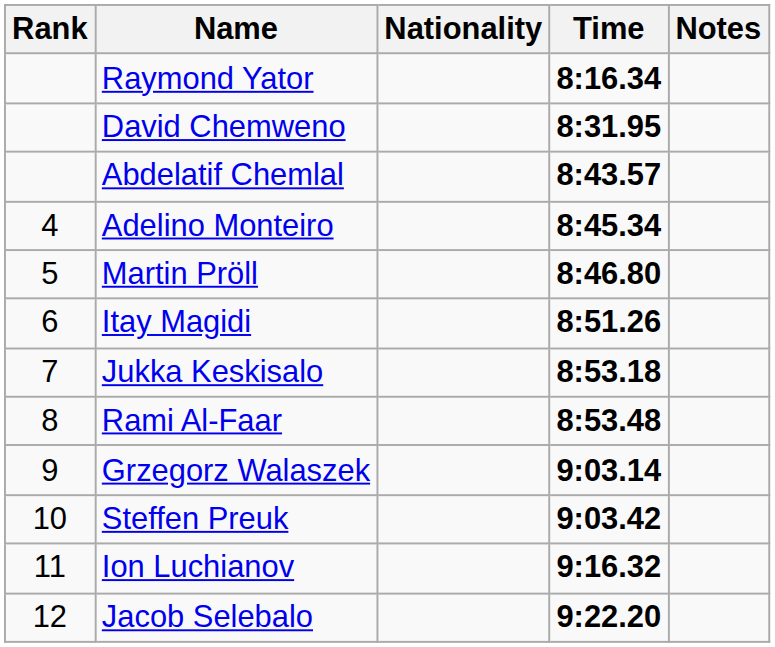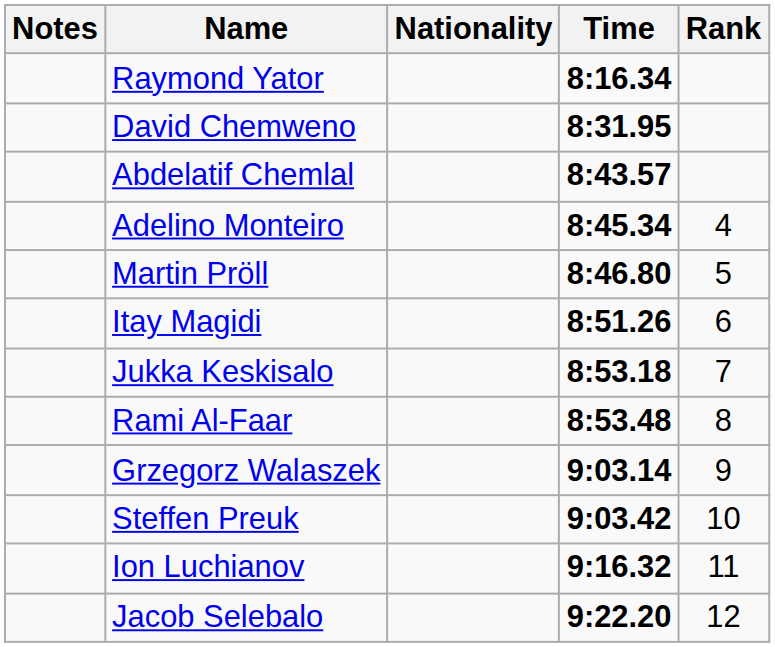columns swapped: (50, 28) <-> (718, 28)
